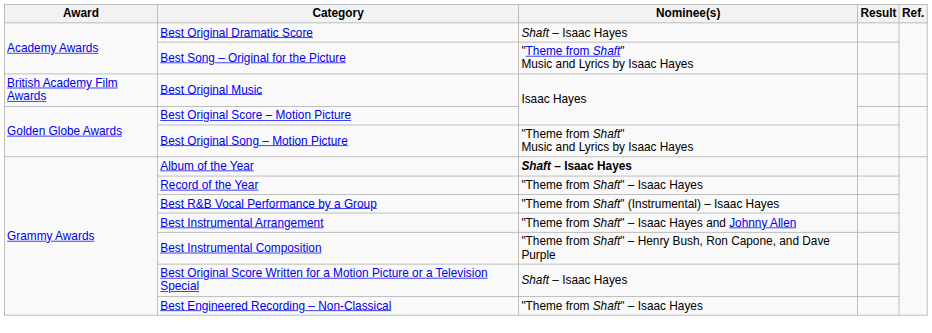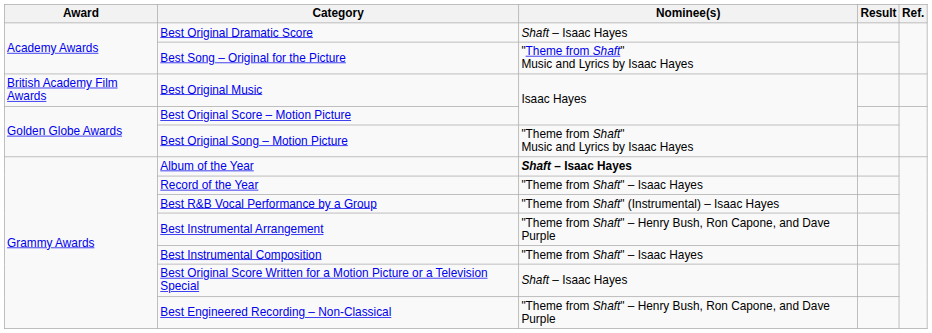(659, 222) "Theme from Shaft" – Isaac Hayes and Johnny Allen -> (676, 229) "Theme from Shaft" – Henry Bush, Ron Capone, and Dave Purple
(676, 248) "Theme from Shaft" – Henry Bush, Ron Capone, and Dave Purple -> (612, 254) "Theme from Shaft" – Isaac Hayes
(612, 305) "Theme from Shaft" – Isaac Hayes -> (676, 312) "Theme from Shaft" – Henry Bush, Ron Capone, and Dave Purple
